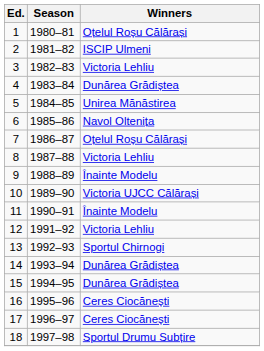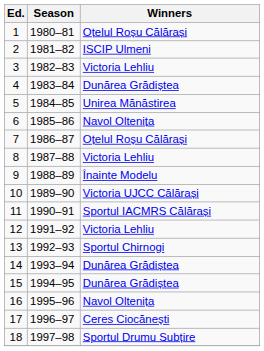(120, 211) Înainte Modelu -> (147, 211) Sportul IACMRS Călărași
(126, 301) Ceres Ciocănești -> (119, 301) Navol Oltenița
